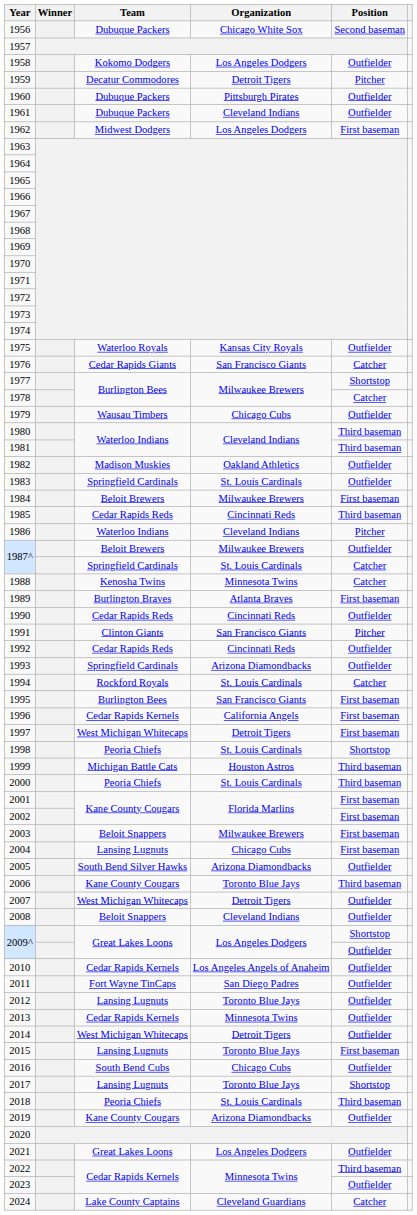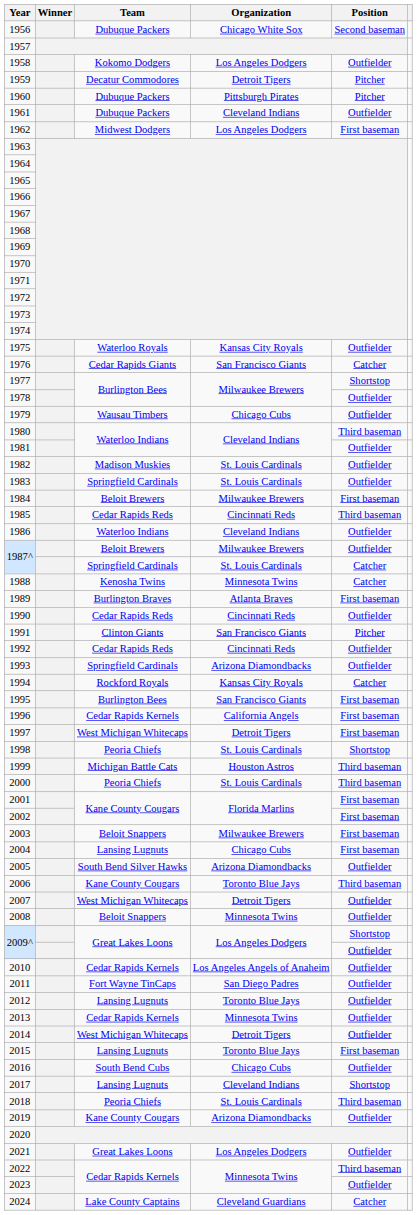(370, 96) Outfielder -> (370, 96) Pitcher
(370, 398) Catcher -> (370, 398) Outfielder
(370, 448) Third baseman -> (370, 448) Outfielder
(261, 465) Oakland Athletics -> (261, 465) St. Louis Cardinals
(370, 532) Pitcher -> (370, 532) Outfielder
(261, 682) St. Louis Cardinals -> (261, 682) Kansas City Royals
(261, 917) Cleveland Indians -> (261, 917) Minnesota Twins
(261, 1084) Toronto Blue Jays -> (261, 1084) Cleveland Indians
